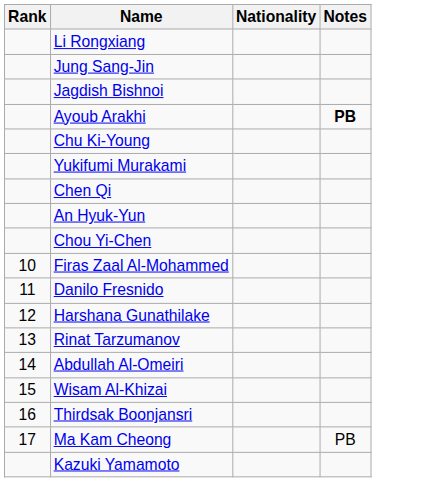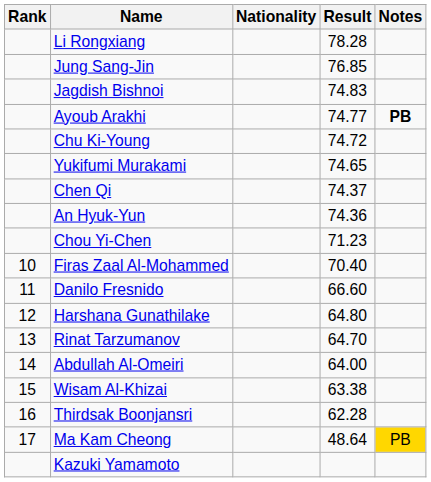+ column: (347, 16)
(345, 439) no background -> (400, 439) gold background
